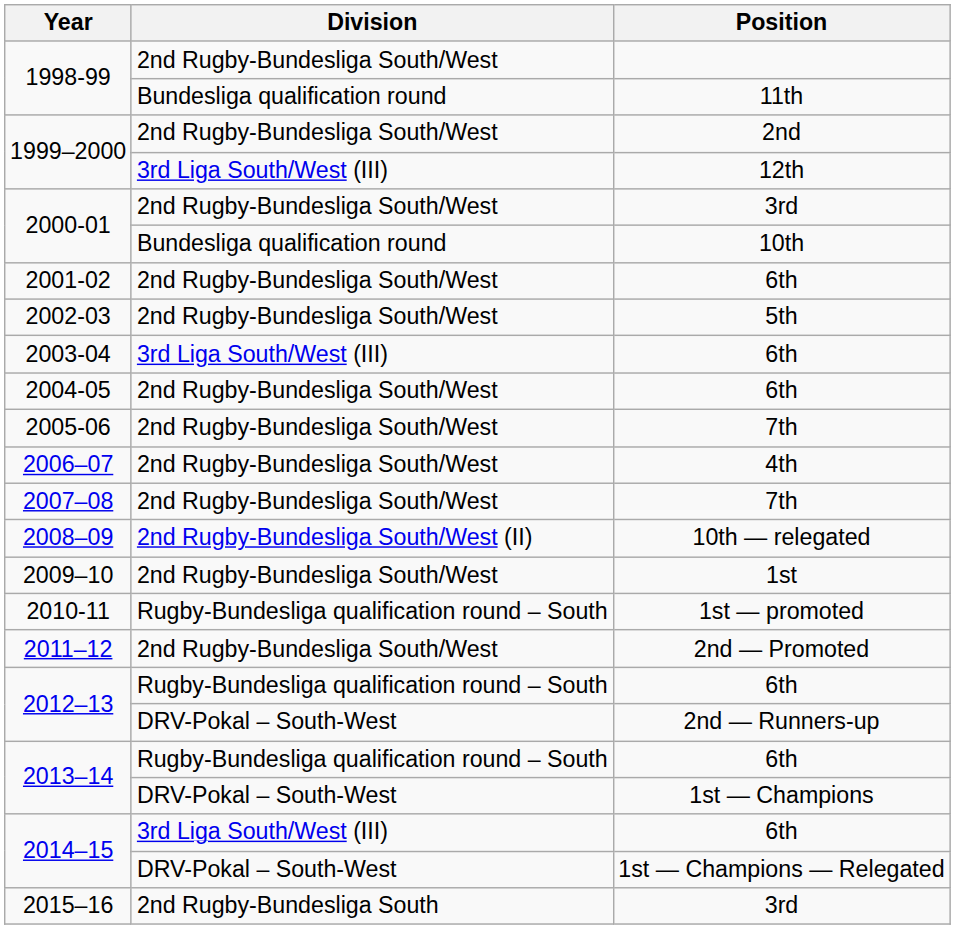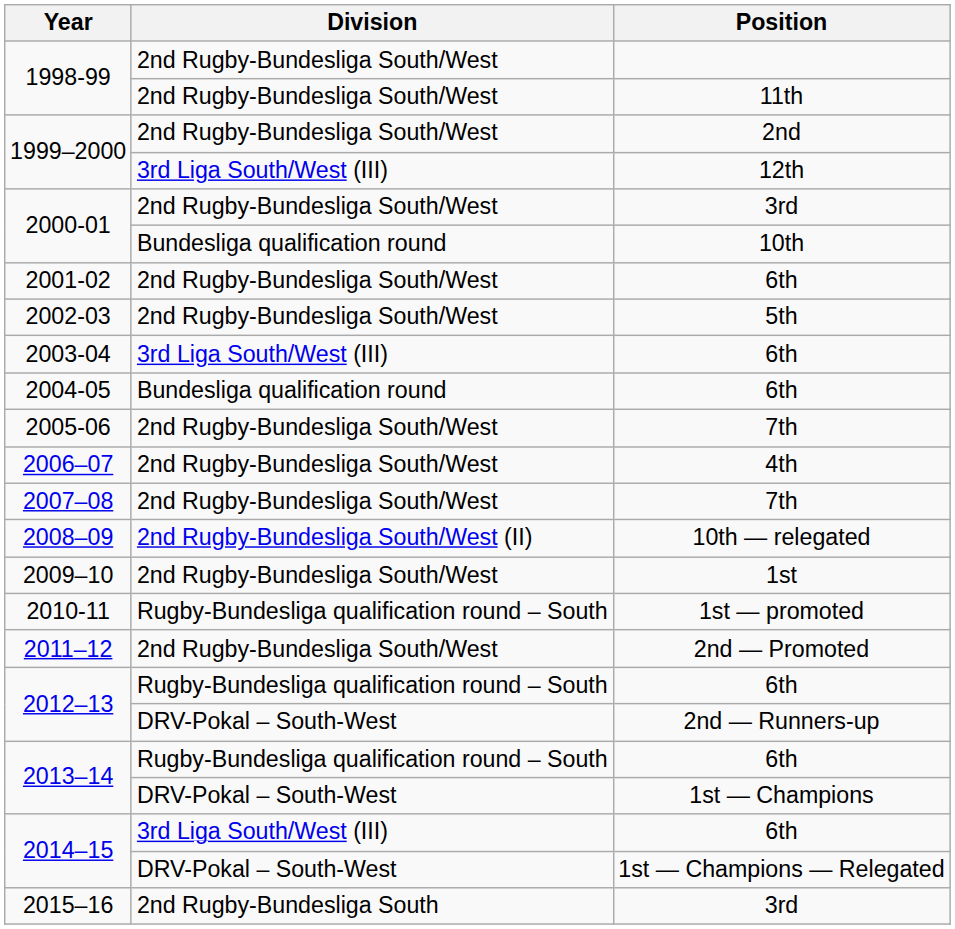(292, 96) Bundesliga qualification round -> (317, 96) 2nd Rugby-Bundesliga South/West
(317, 390) 2nd Rugby-Bundesliga South/West -> (292, 390) Bundesliga qualification round
